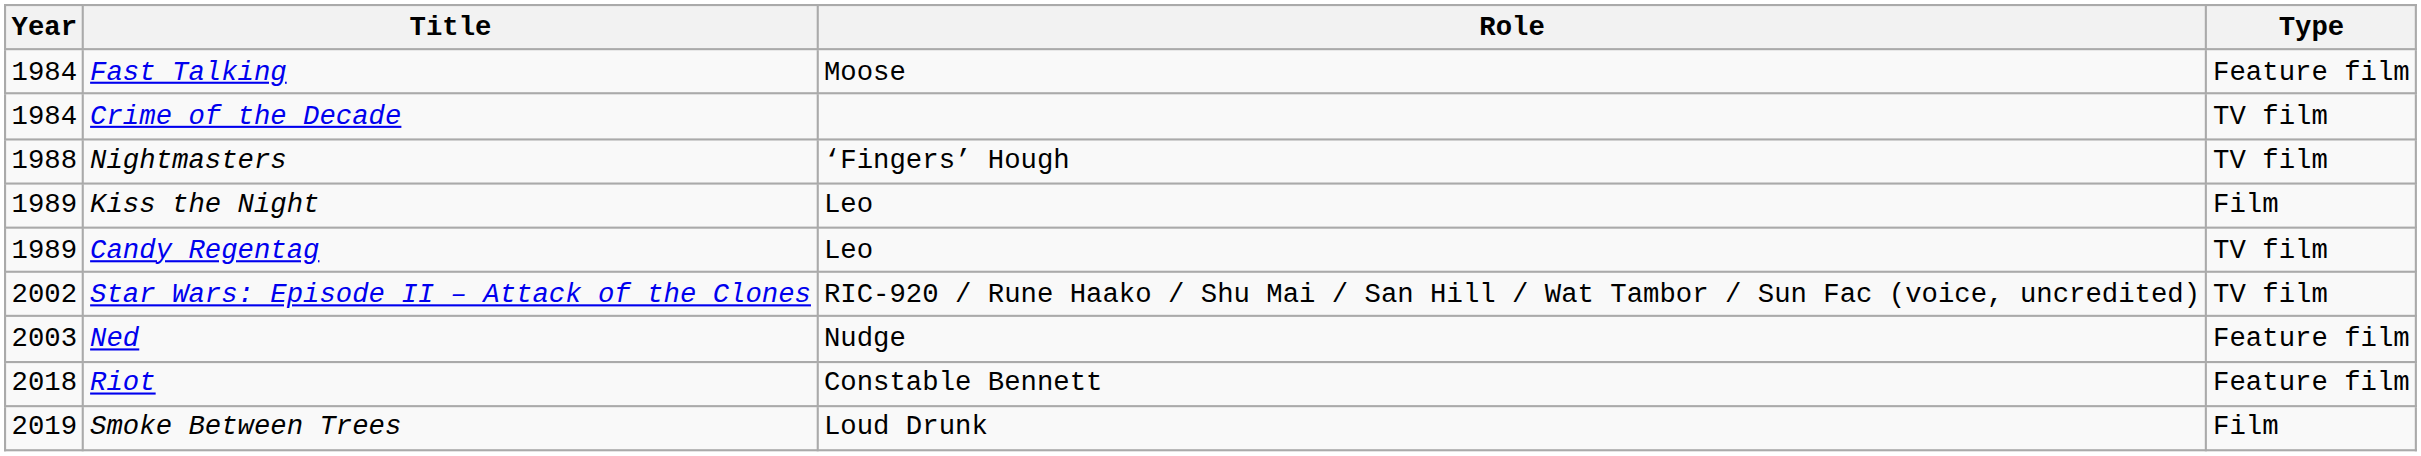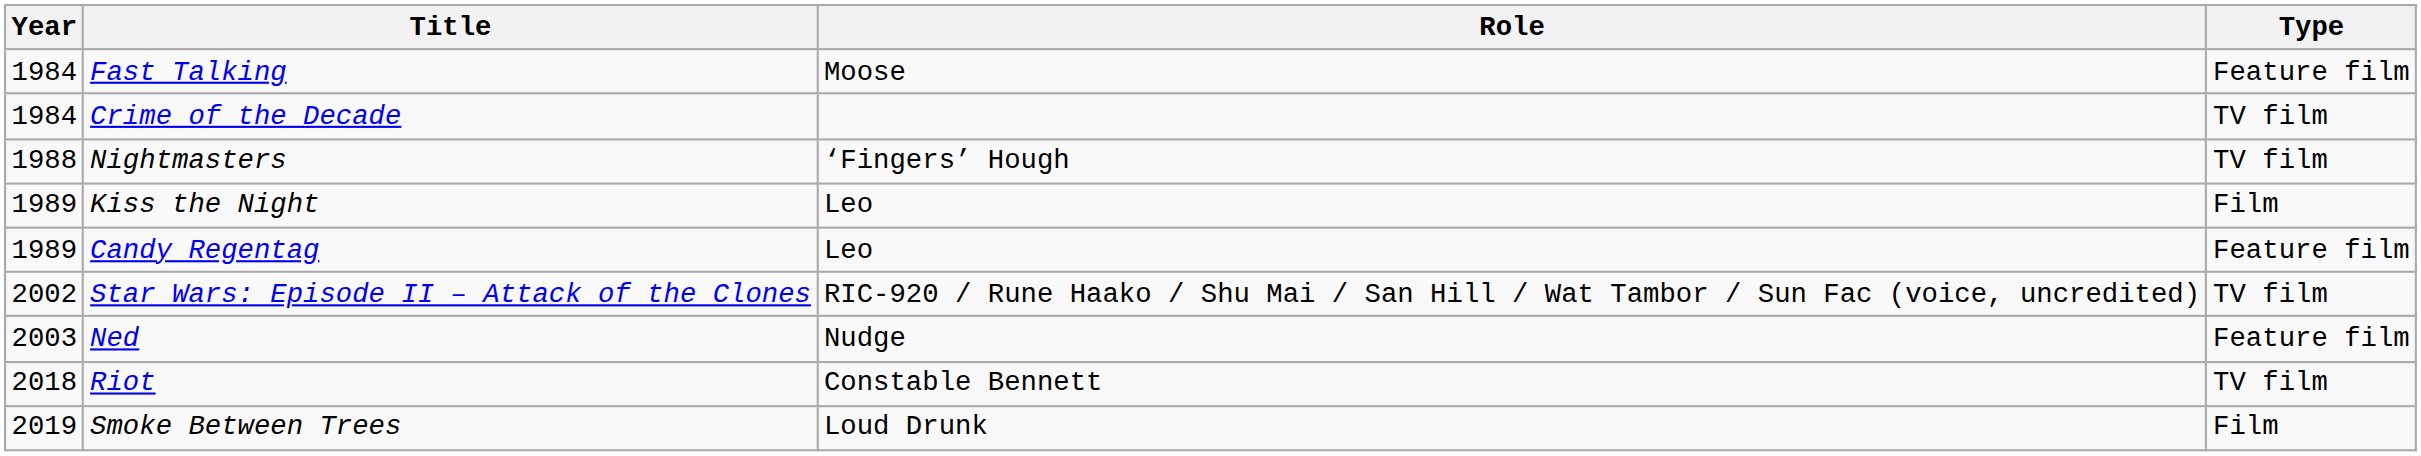(2270, 250) TV film -> (2311, 250) Feature film
(2311, 383) Feature film -> (2270, 383) TV film
